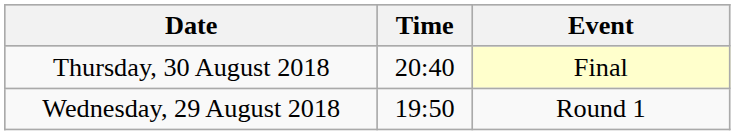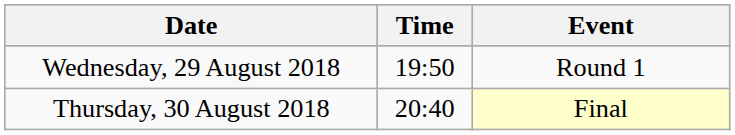rows swapped: (191, 108) <-> (191, 66)
